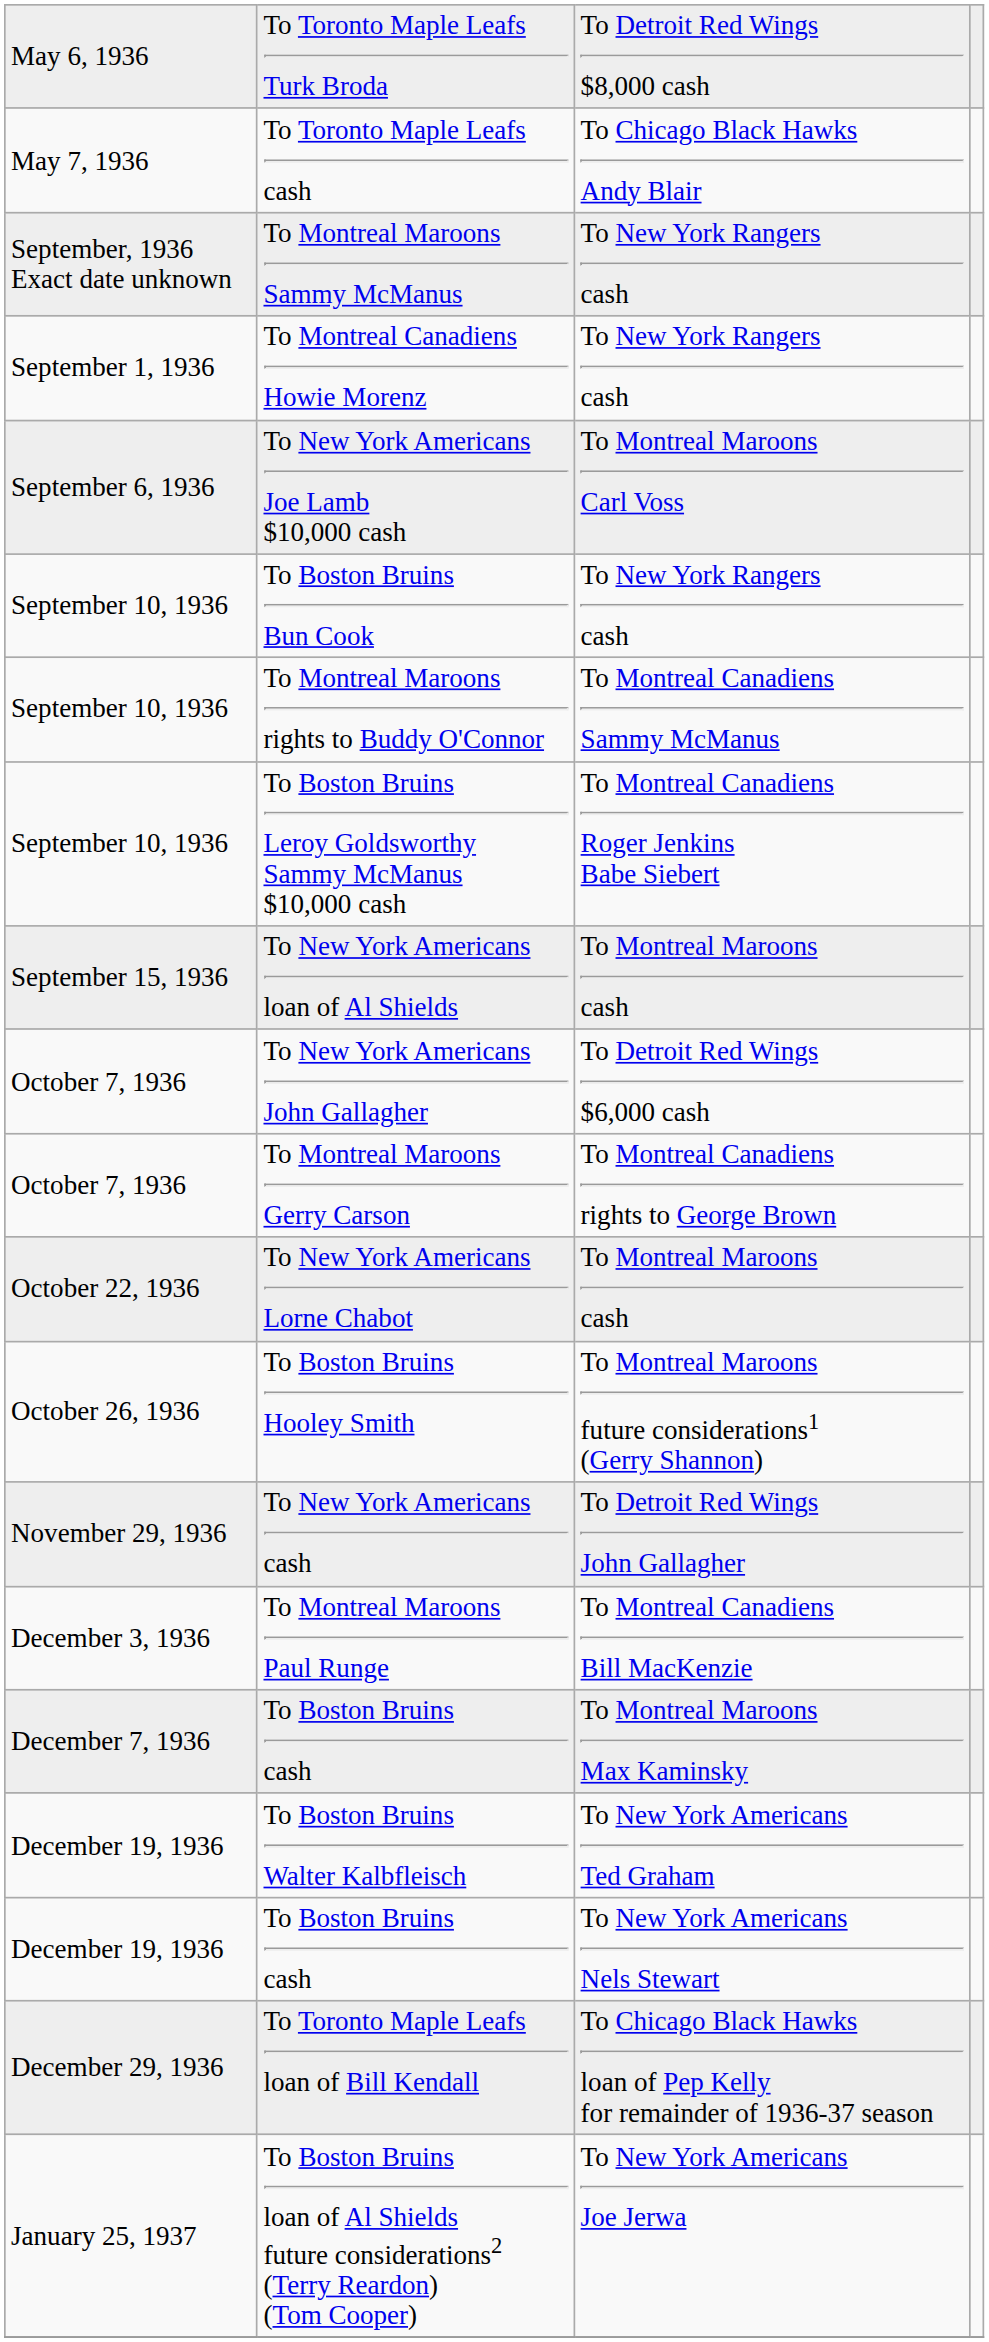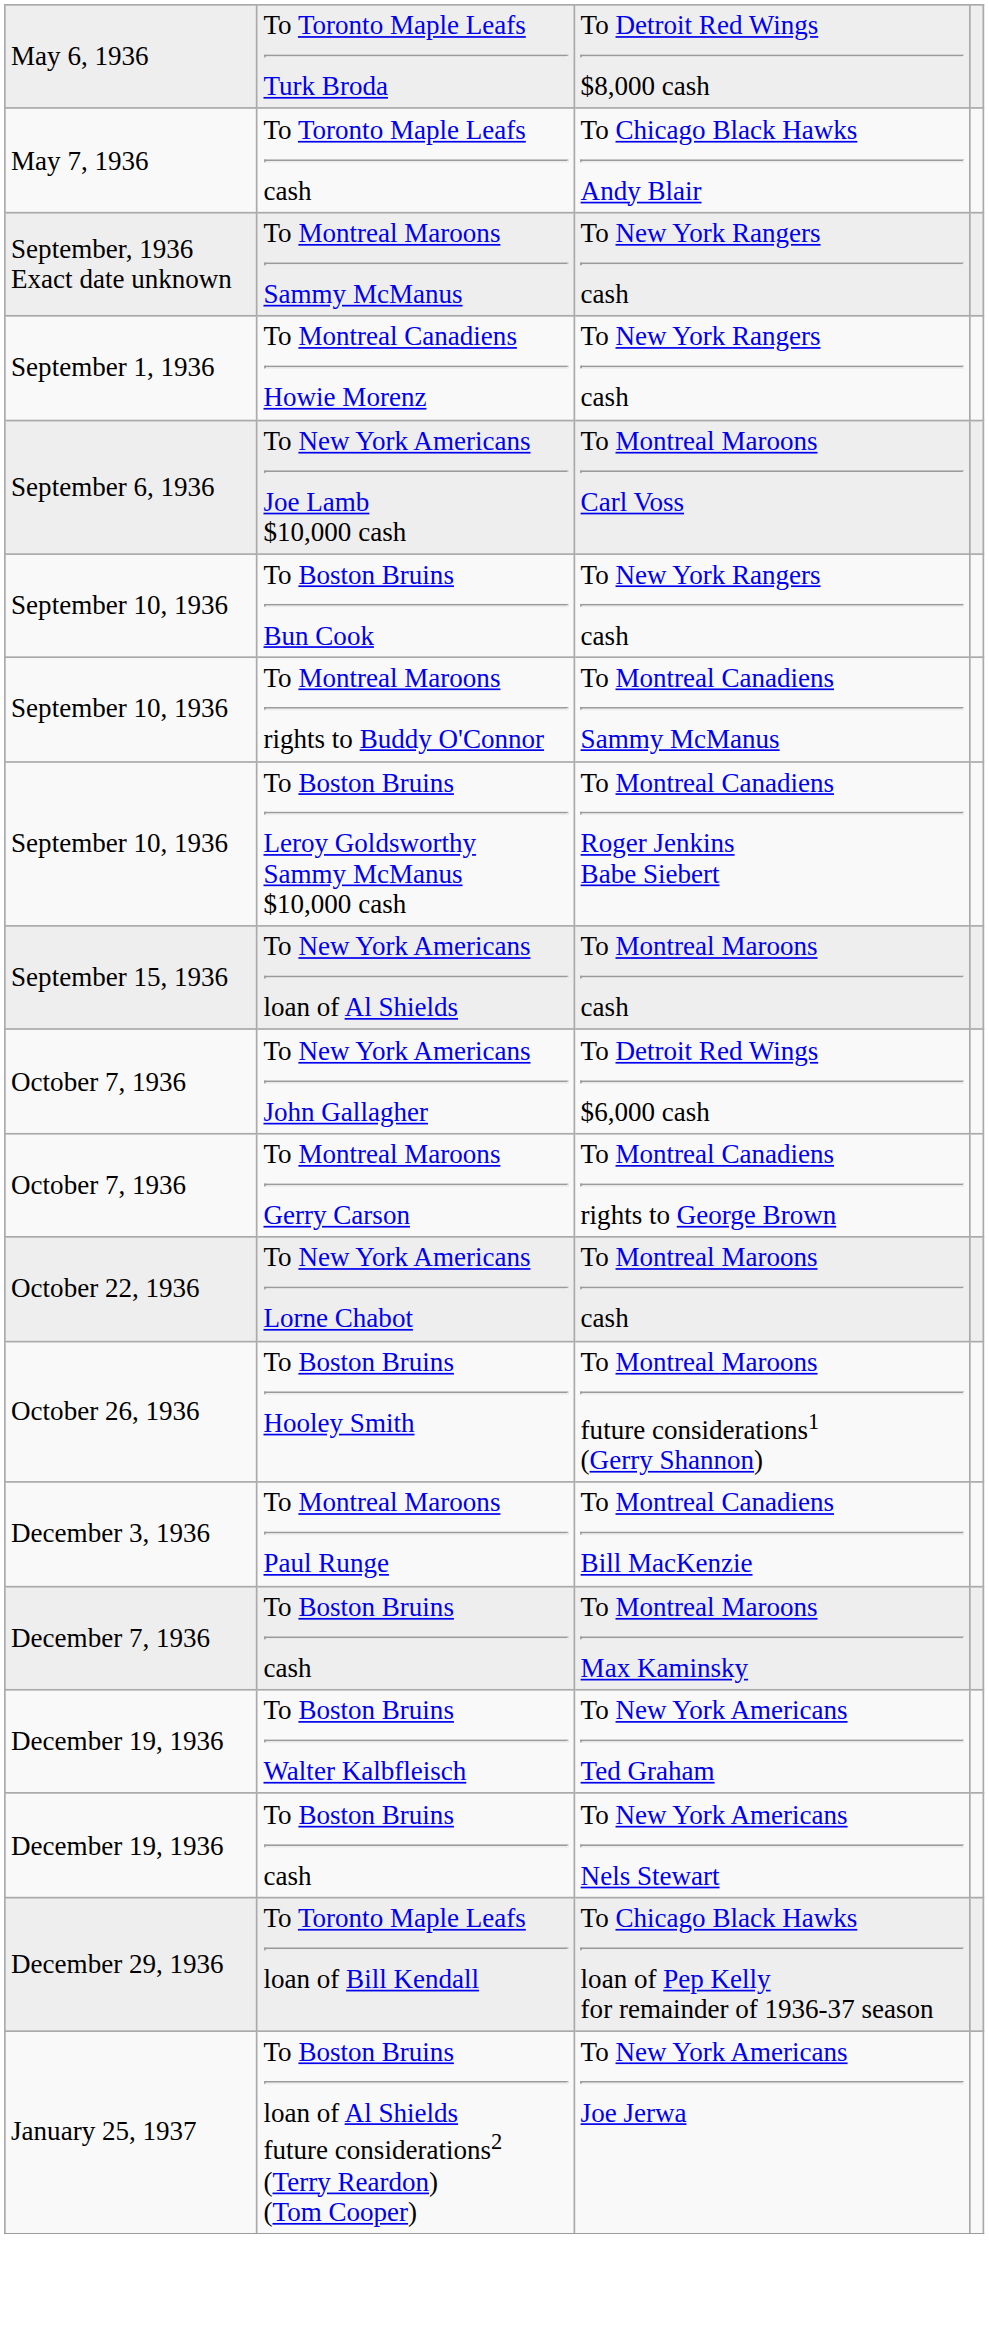- row: (416, 1533)
